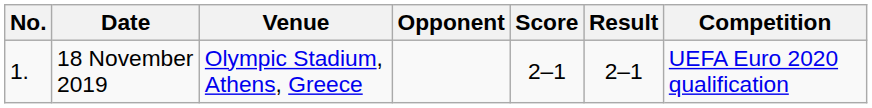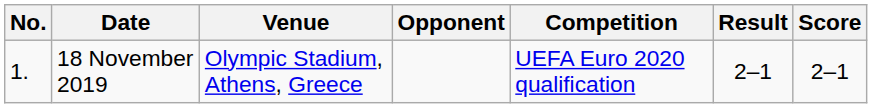columns swapped: (547, 22) <-> (765, 22)
